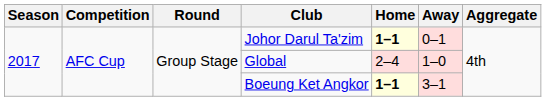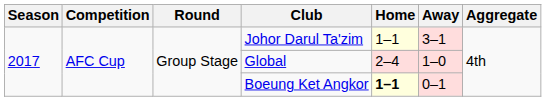(387, 38) bold -> (387, 38) normal
(434, 38) 0–1 -> (434, 38) 3–1
(434, 84) 3–1 -> (434, 84) 0–1
